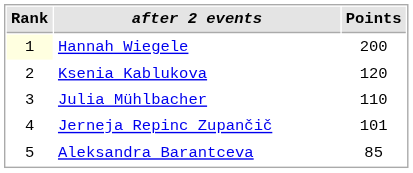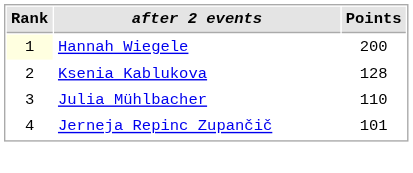(374, 74) 120 -> (374, 74) 128
- row: (156, 153)
